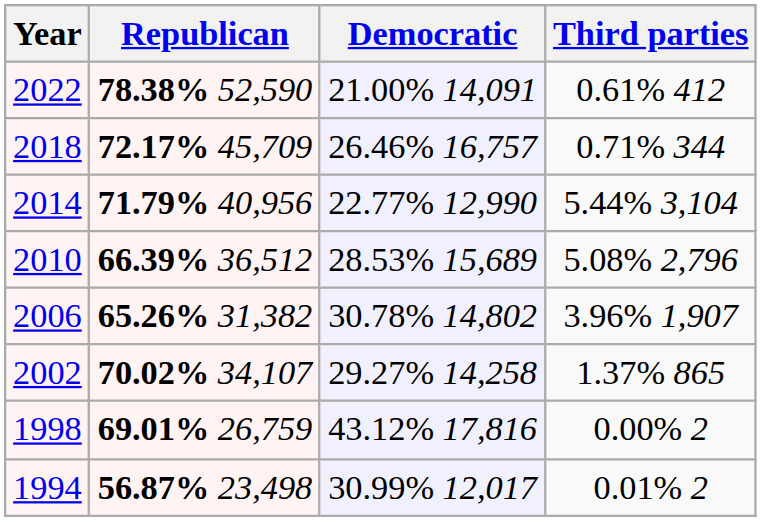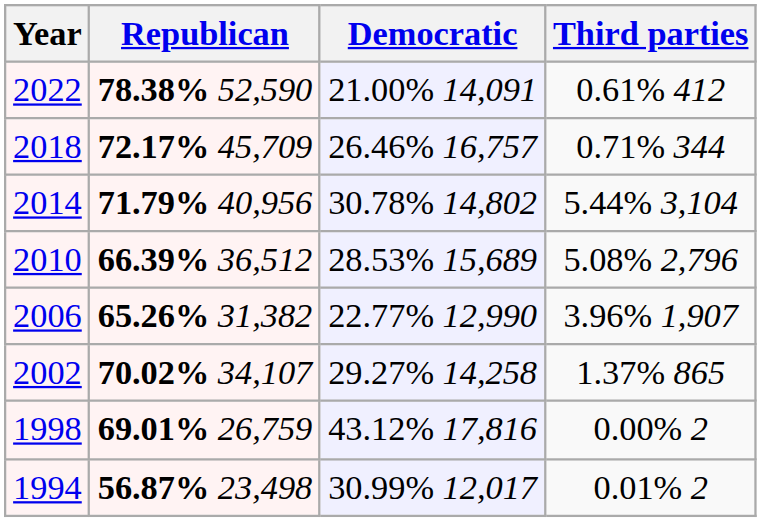(433, 202) 22.77% 12,990 -> (433, 202) 30.78% 14,802
(433, 316) 30.78% 14,802 -> (433, 316) 22.77% 12,990
